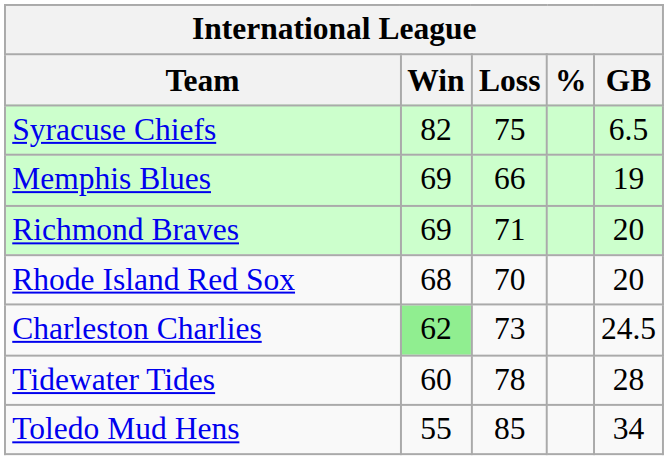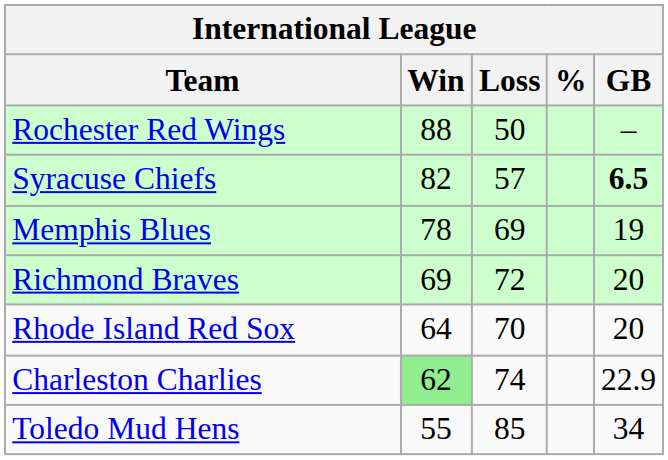+ row: (149, 129)
(510, 129) 75 -> (510, 179) 57
(629, 129) normal -> (629, 179) bold
(436, 179) 69 -> (436, 229) 78
(510, 179) 66 -> (510, 229) 69
(510, 229) 71 -> (510, 279) 72
(436, 279) 68 -> (436, 329) 64
(510, 329) 73 -> (510, 379) 74
(629, 329) 24.5 -> (629, 379) 22.9
- row: (114, 379)
